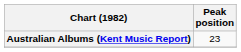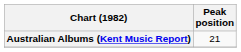(215, 39) 23 -> (215, 39) 21
